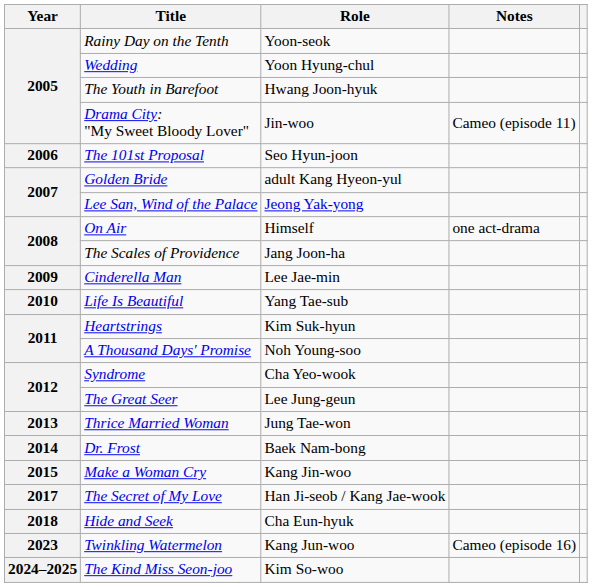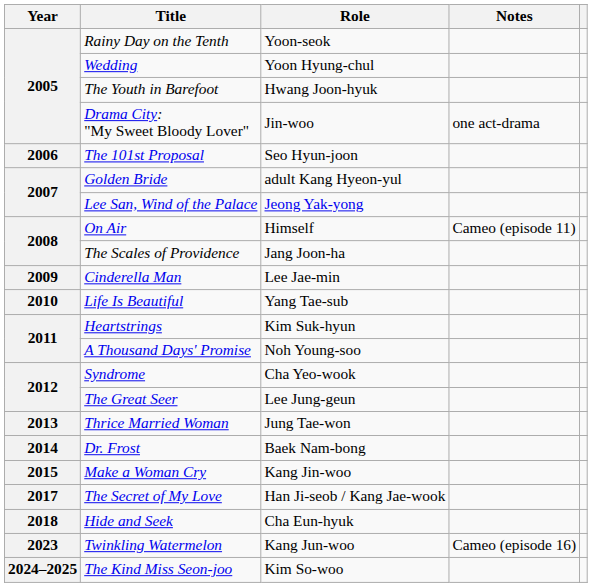(514, 122) Cameo (episode 11) -> (496, 122) one act-drama
(496, 228) one act-drama -> (514, 228) Cameo (episode 11)
